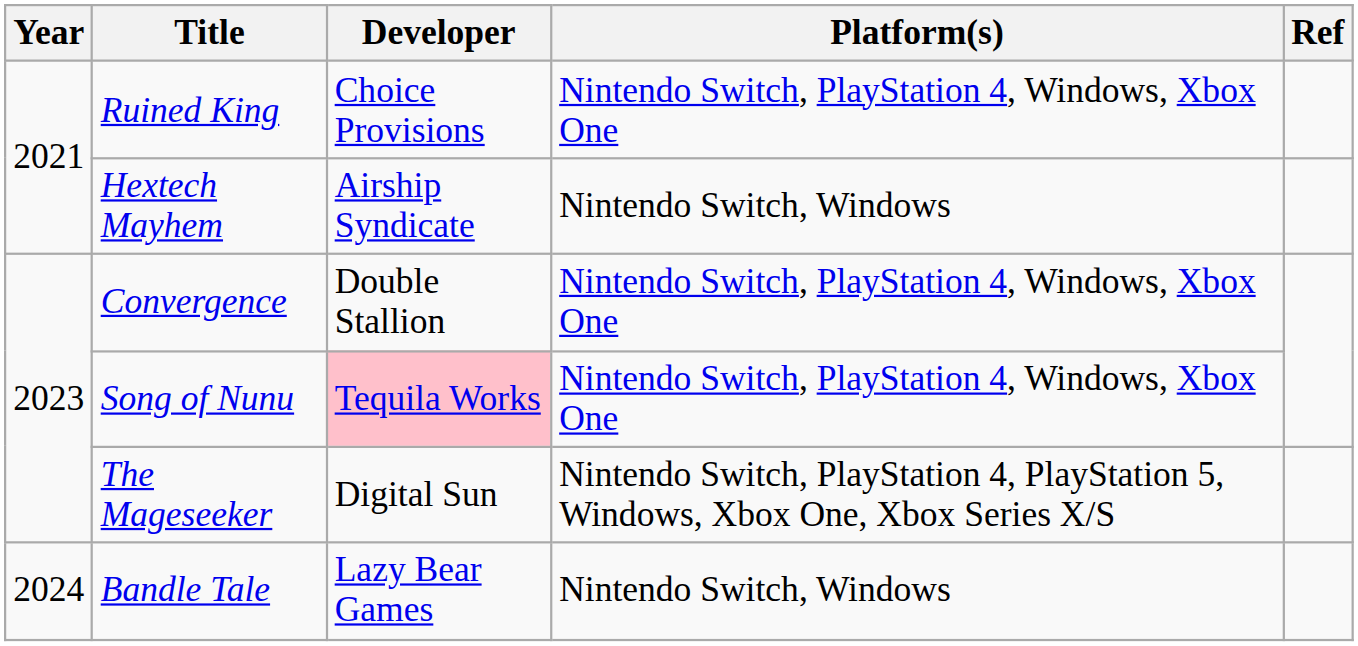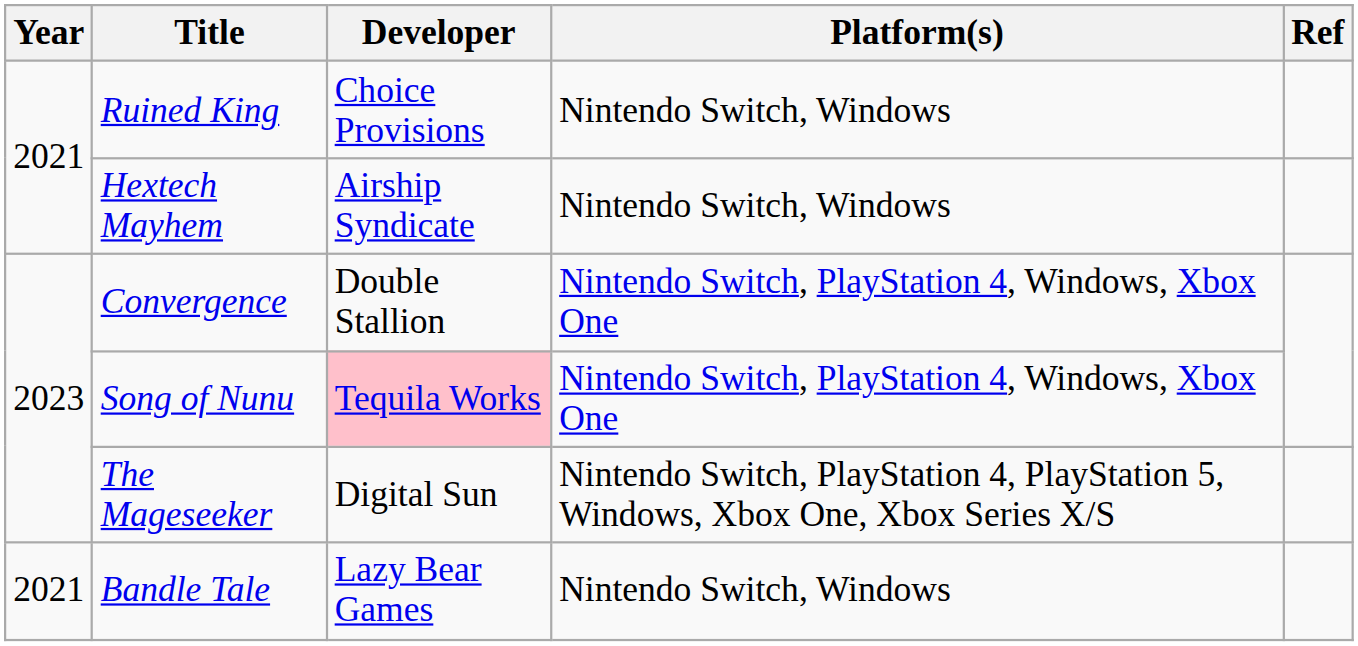(907, 108) Nintendo Switch, PlayStation 4, Windows, Xbox One -> (755, 108) Nintendo Switch, Windows
(49, 590) 2024 -> (49, 590) 2021
